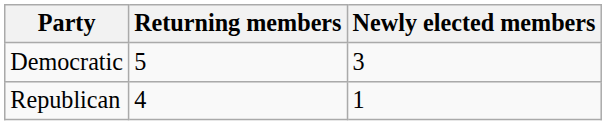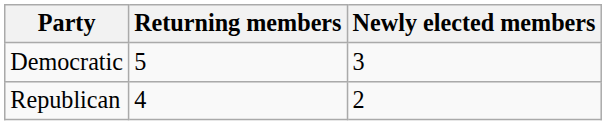(359, 100) 1 -> (359, 100) 2
